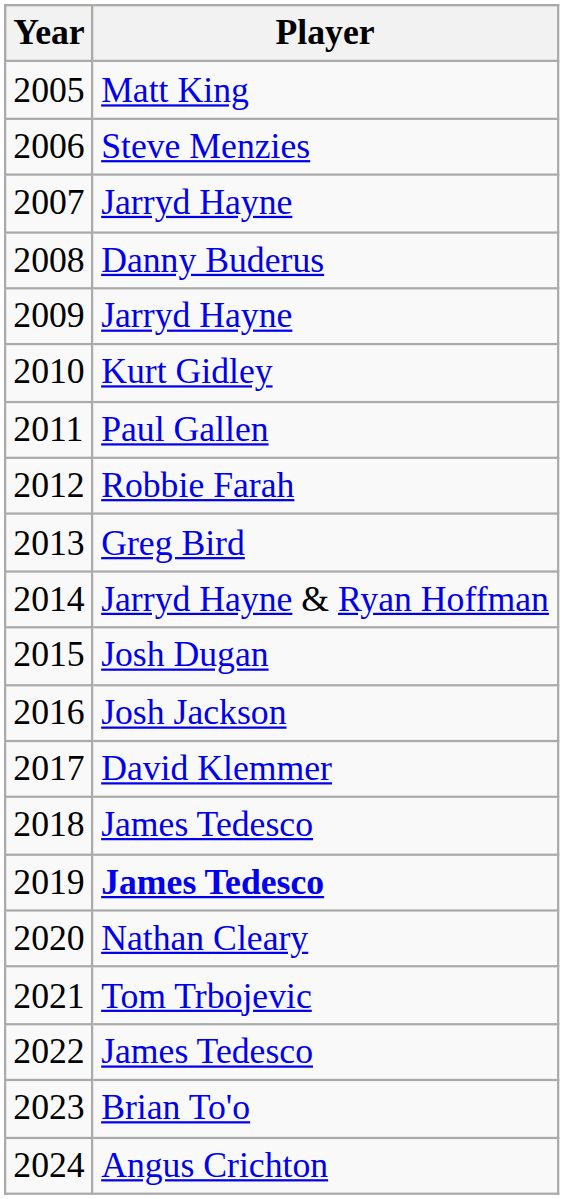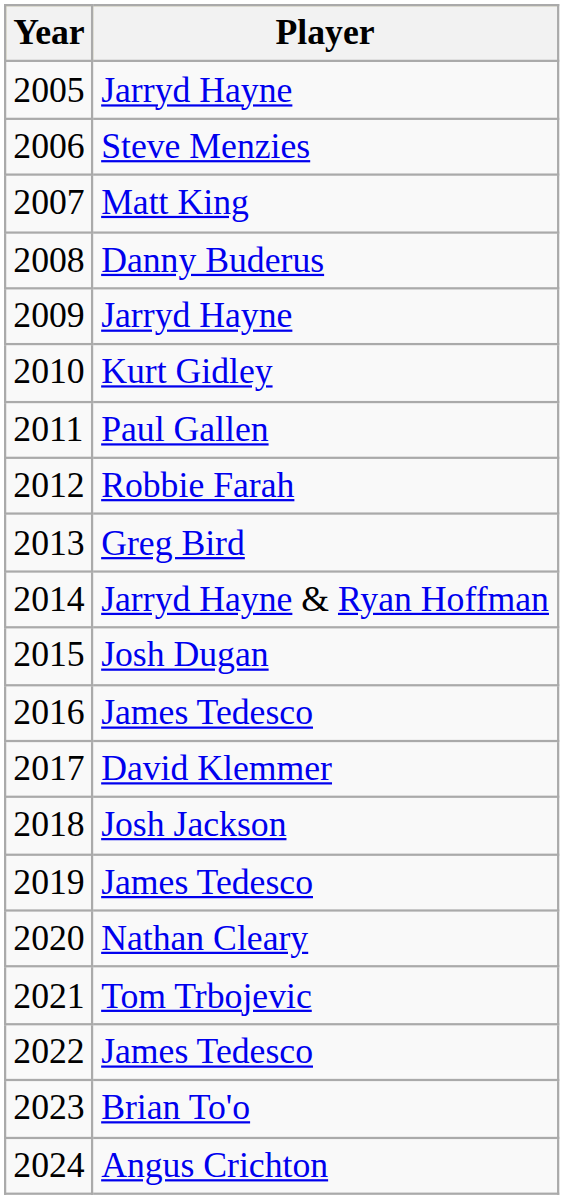(175, 89) Matt King -> (197, 89) Jarryd Hayne
(197, 202) Jarryd Hayne -> (175, 202) Matt King
(194, 711) Josh Jackson -> (207, 711) James Tedesco
(207, 825) James Tedesco -> (194, 825) Josh Jackson
(213, 881) bold -> (207, 881) normal
